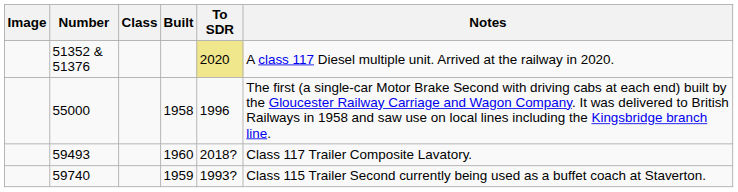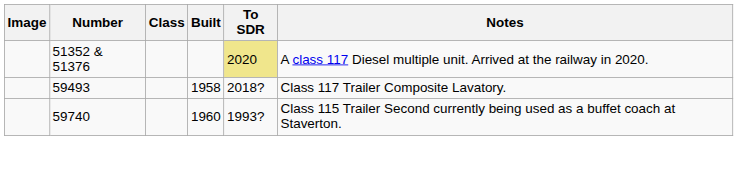- row: (71, 110)
(179, 154) 1960 -> (206, 88) 1958
(179, 176) 1959 -> (206, 116) 1960
